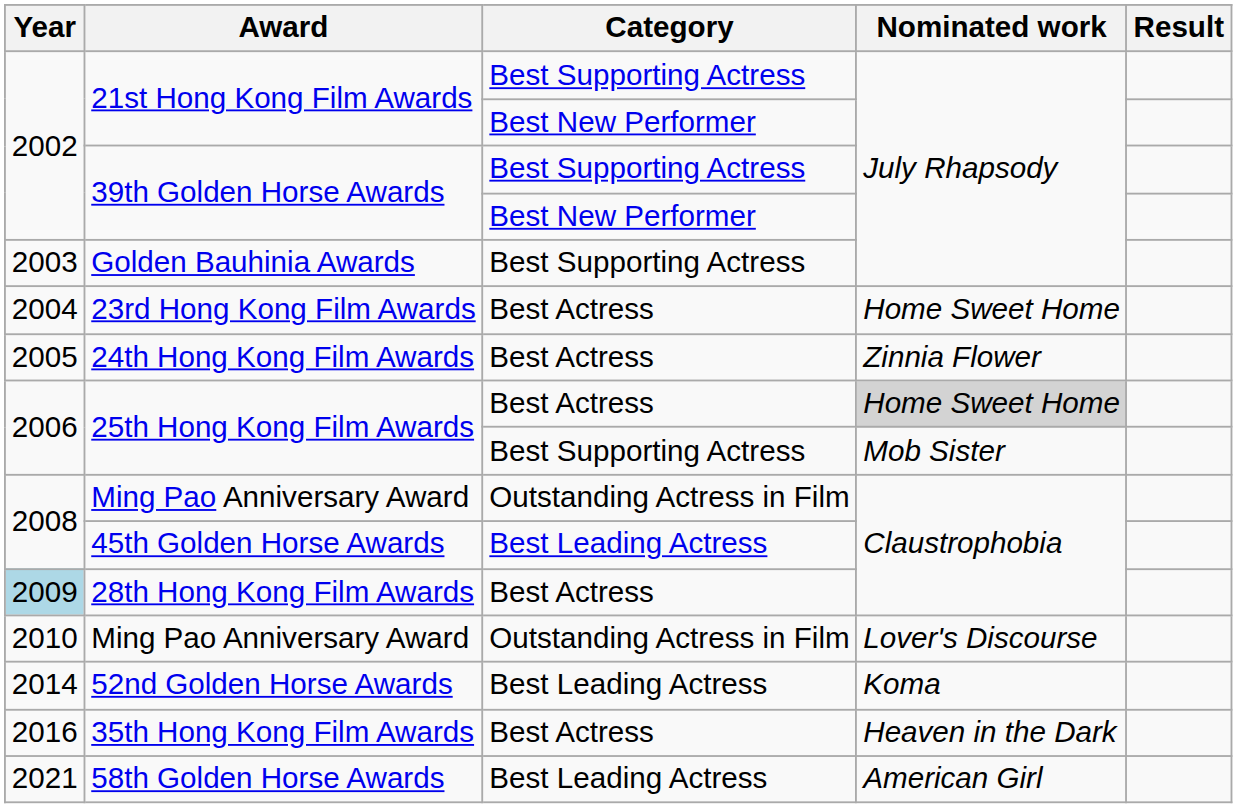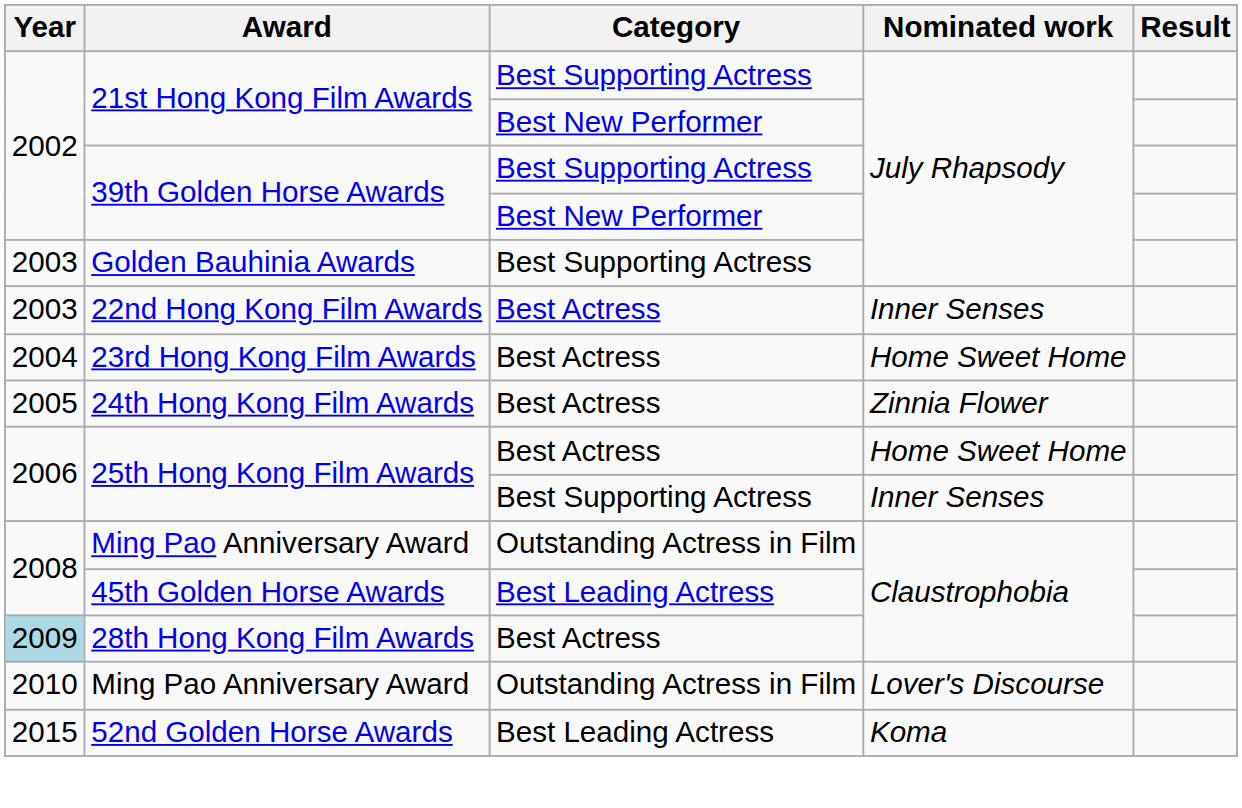+ row: (287, 309)
(992, 403) lightgrey background -> (998, 450) no background
(934, 450) Mob Sister -> (957, 497) Inner Senses
(45, 685) 2014 -> (45, 732) 2015
- row: (283, 732)
- row: (268, 779)
